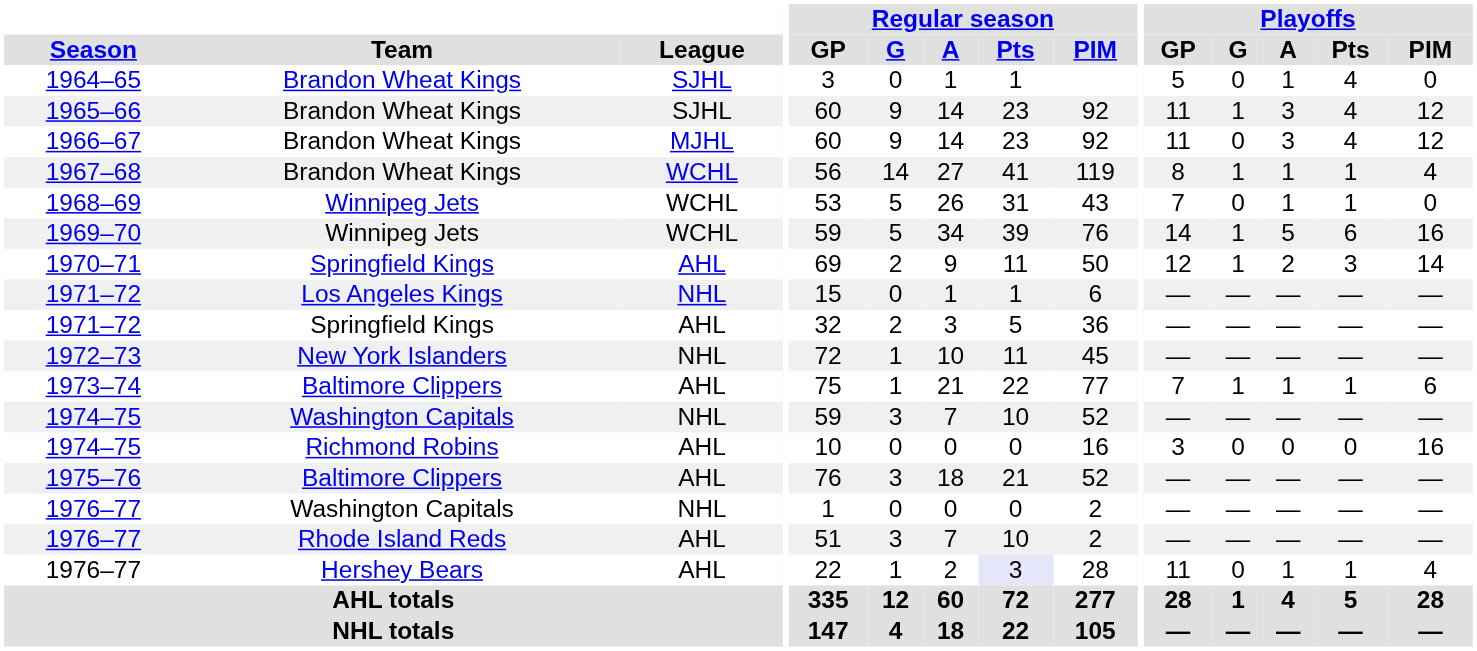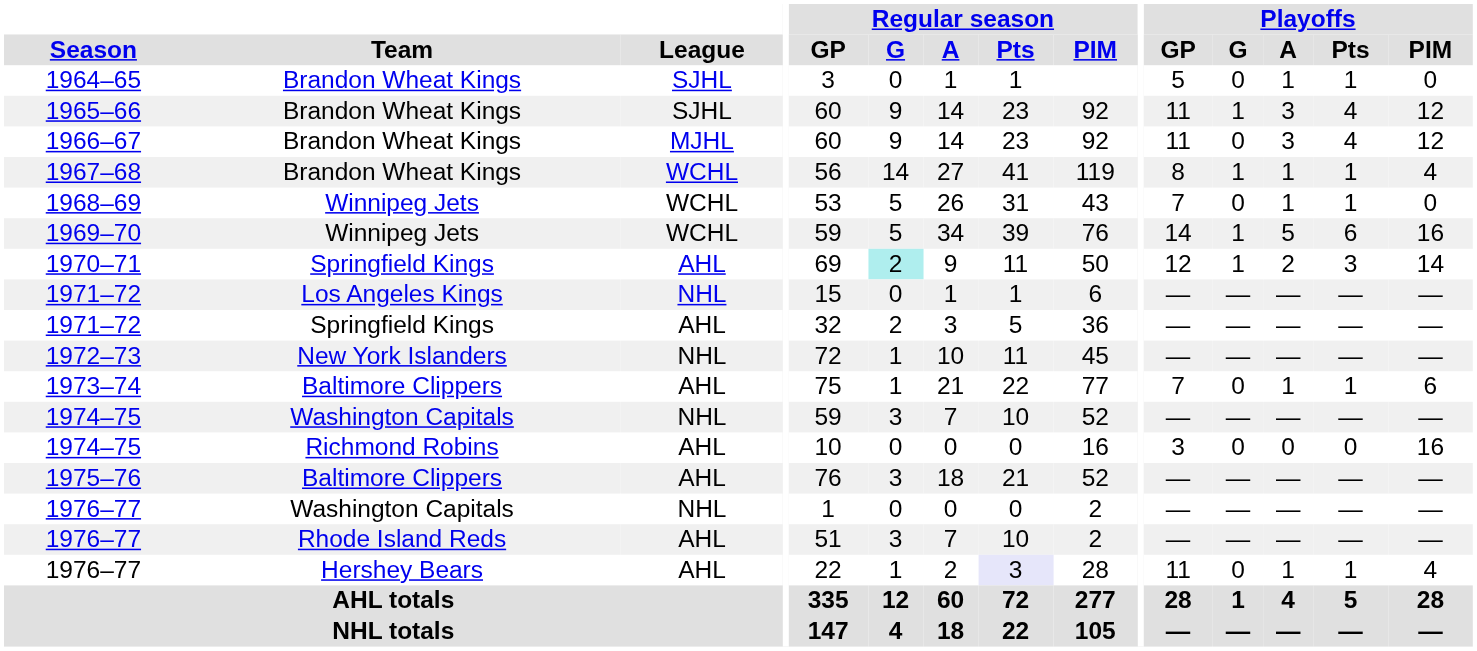(1351, 80) 4 -> (1351, 80) 1
(896, 263) no background -> (896, 263) paleturquoise background
(1238, 386) 1 -> (1238, 386) 0
